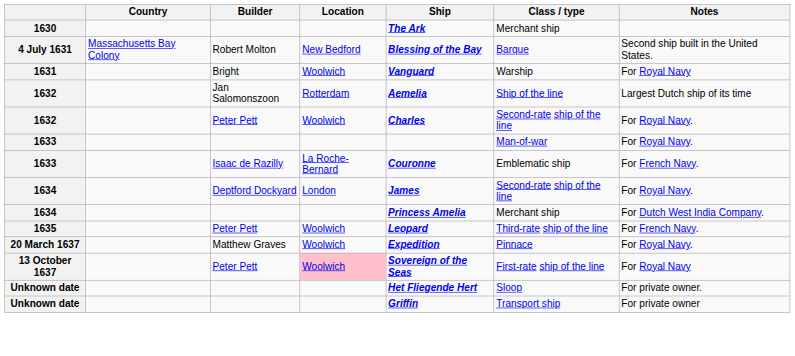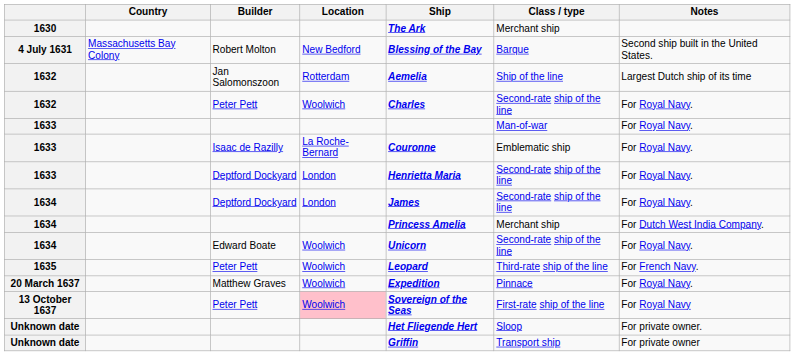- row: (45, 71)
(660, 164) For French Navy. -> (657, 148) For Royal Navy.
+ row: (45, 175)
+ row: (45, 246)
